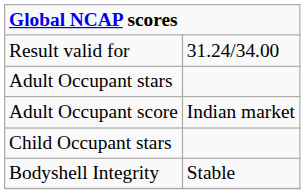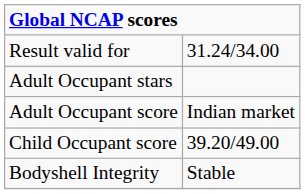- row: (90, 142)
+ row: (93, 142)
